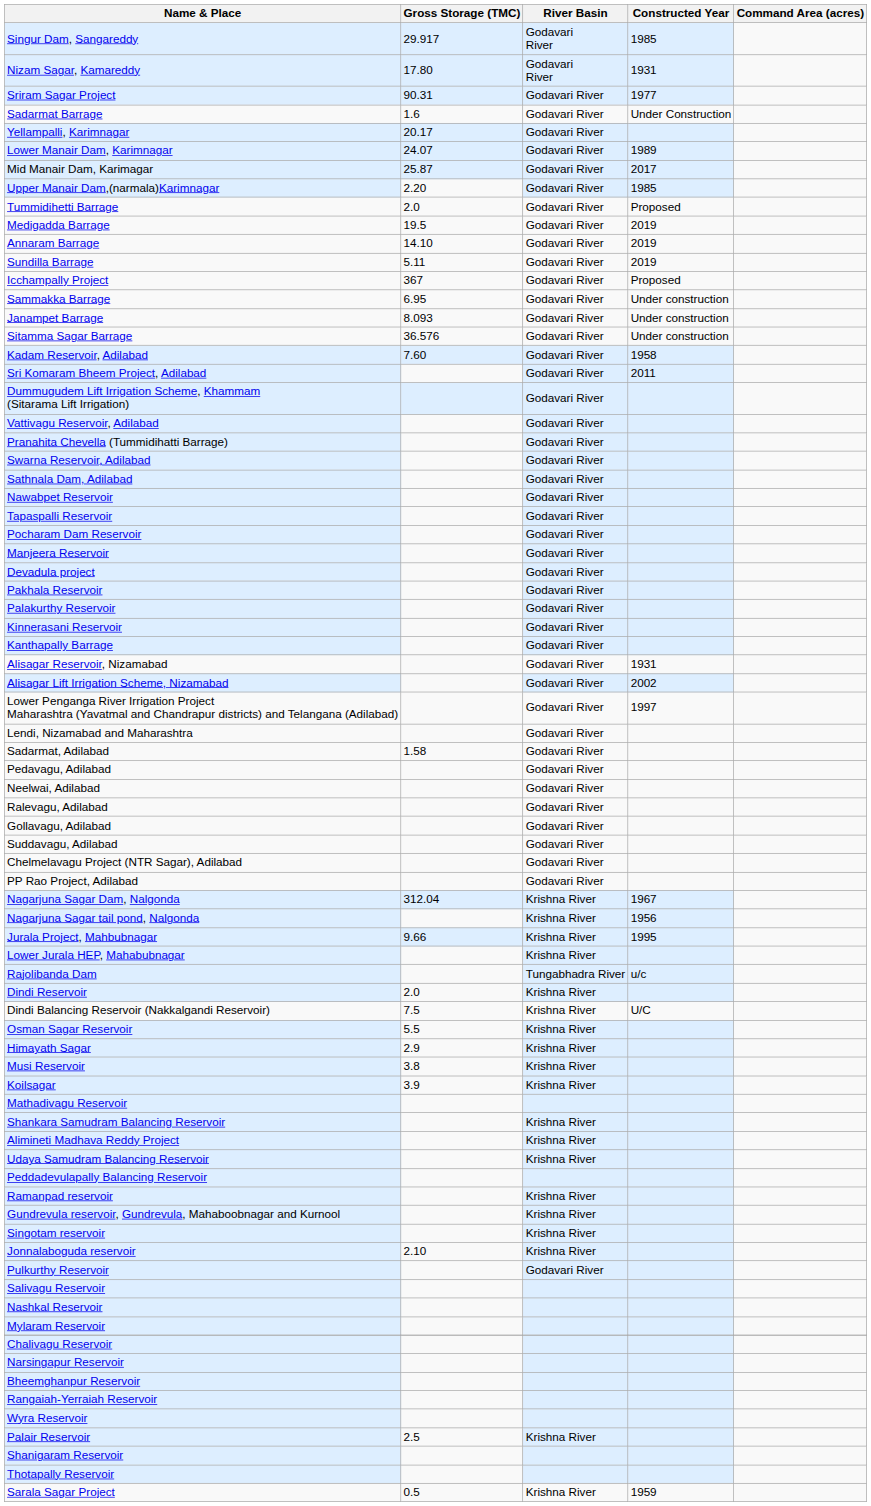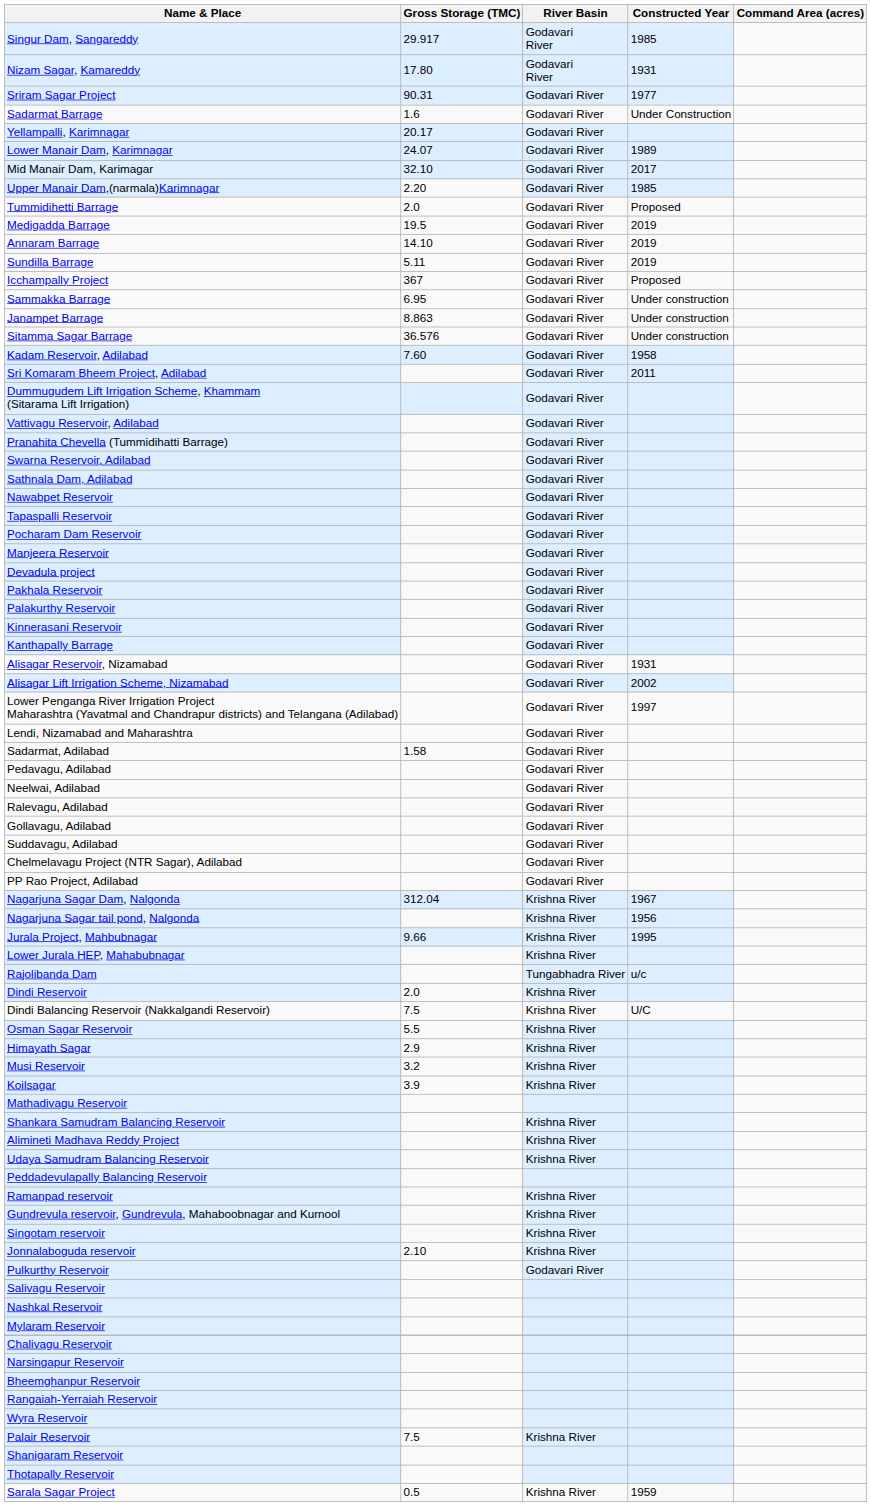(418, 169) 25.87 -> (418, 169) 32.10
(418, 317) 8.093 -> (418, 317) 8.863
(412, 1066) 3.8 -> (412, 1066) 3.2
(412, 1437) 2.5 -> (412, 1437) 7.5
